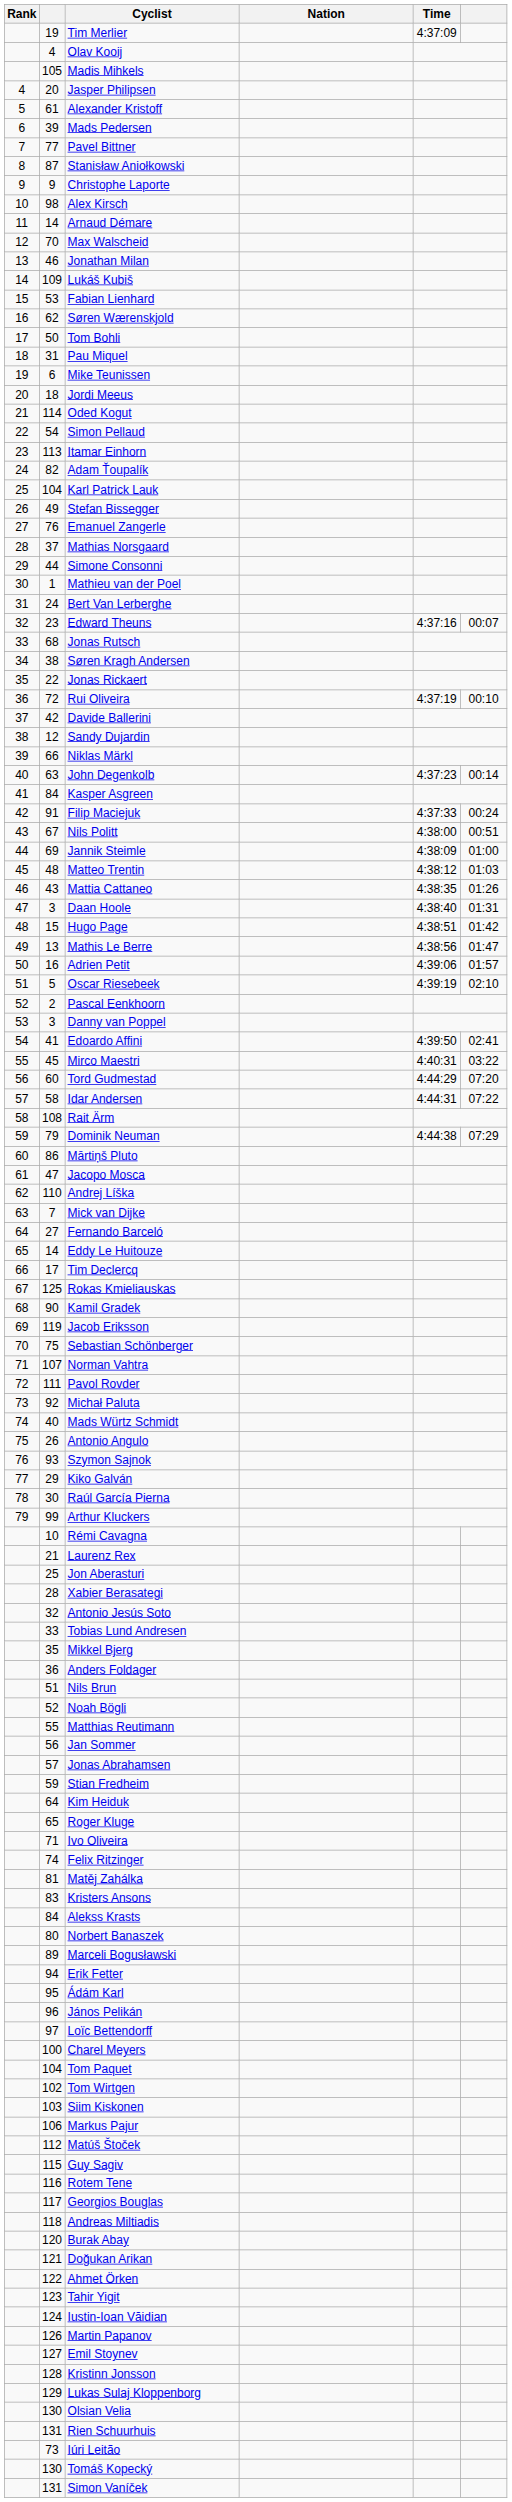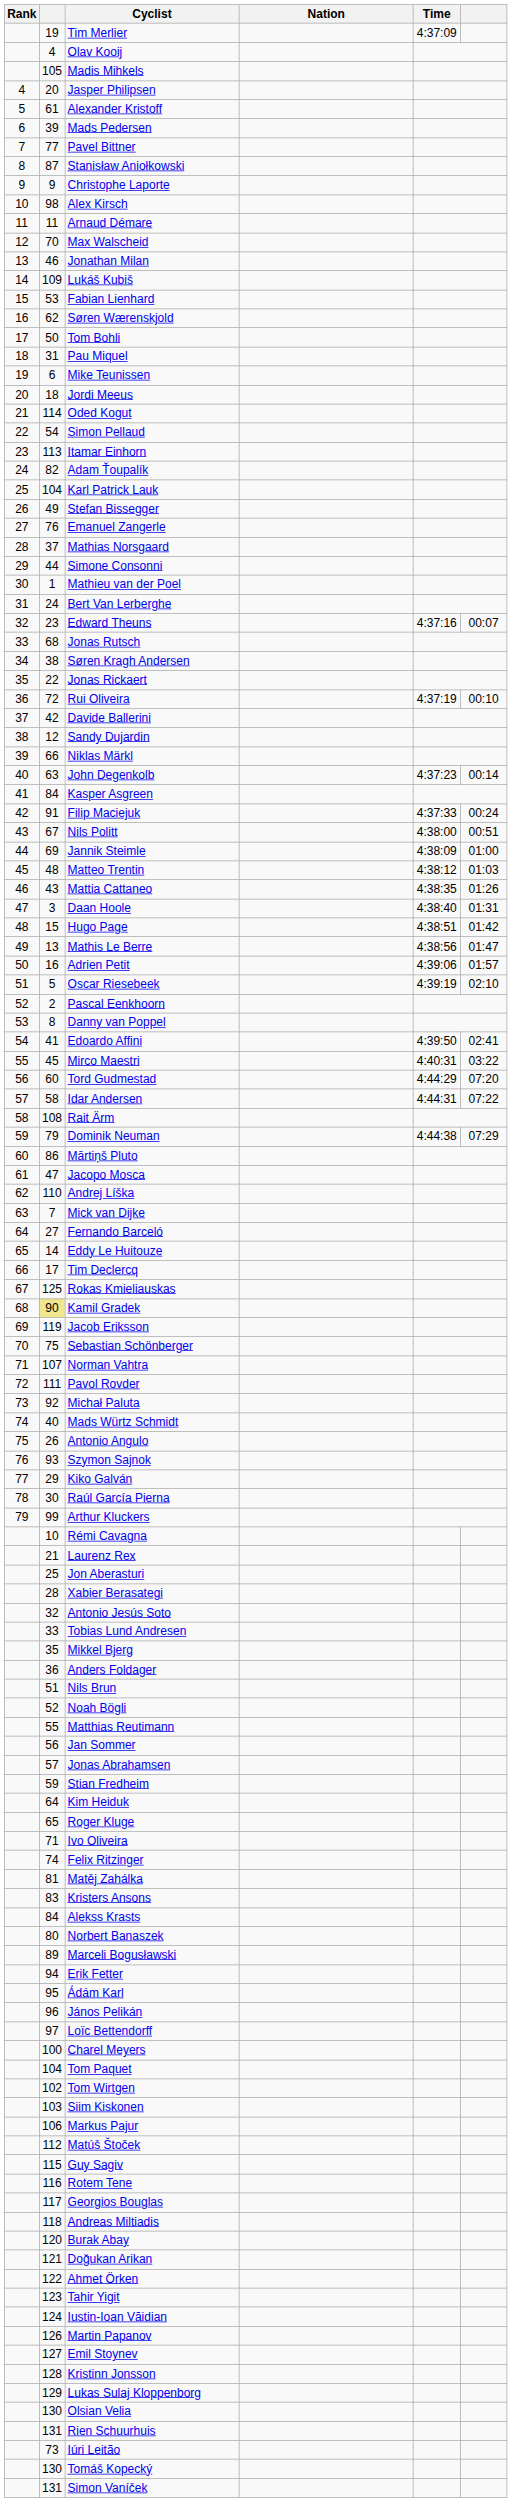(52, 223) 14 -> (52, 223) 11
(52, 1022) 3 -> (52, 1022) 8
(52, 1308) no background -> (52, 1308) khaki background
